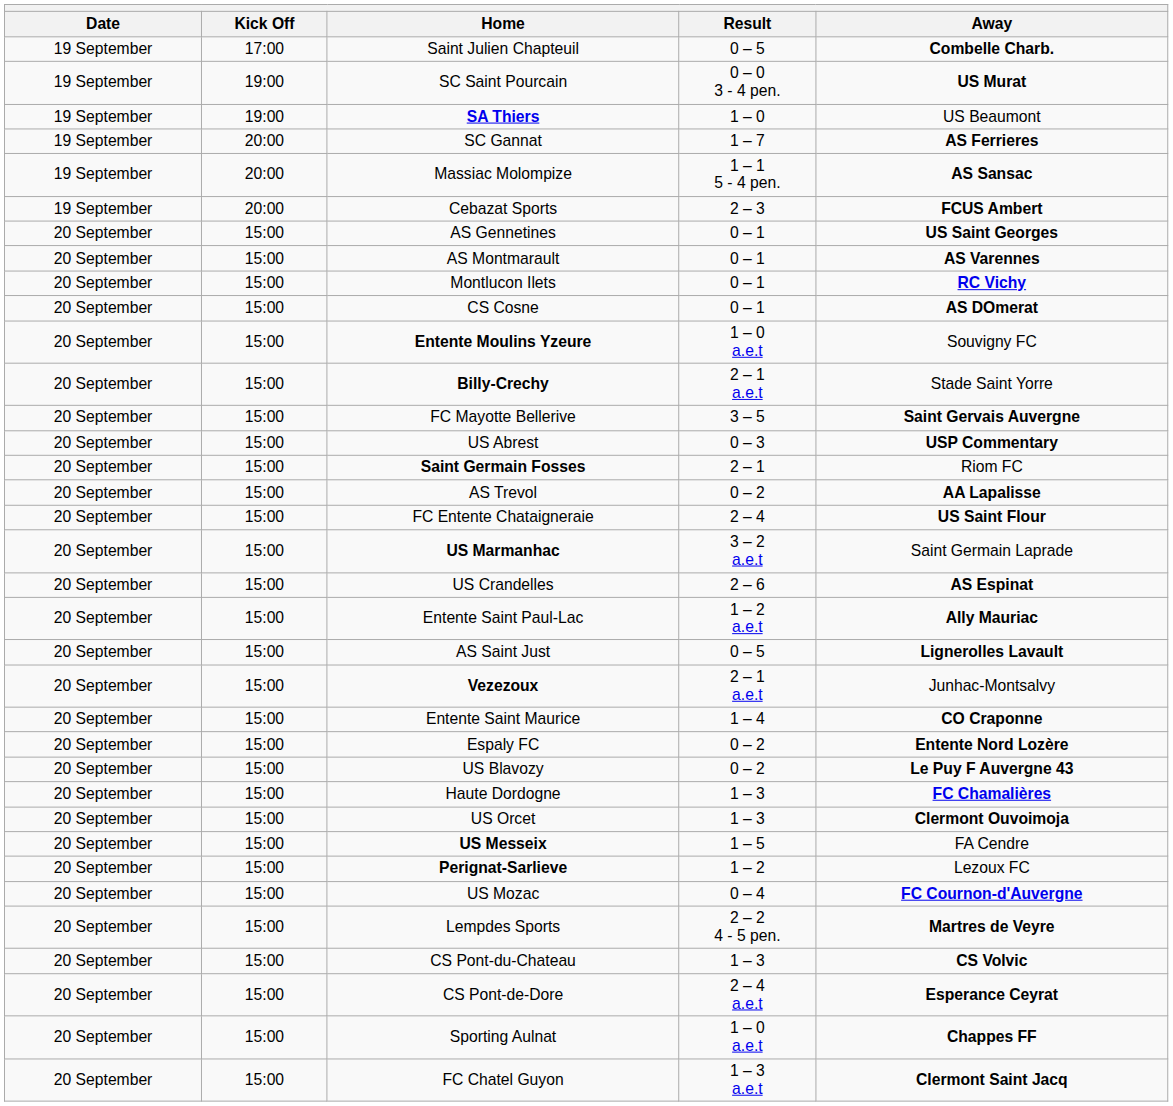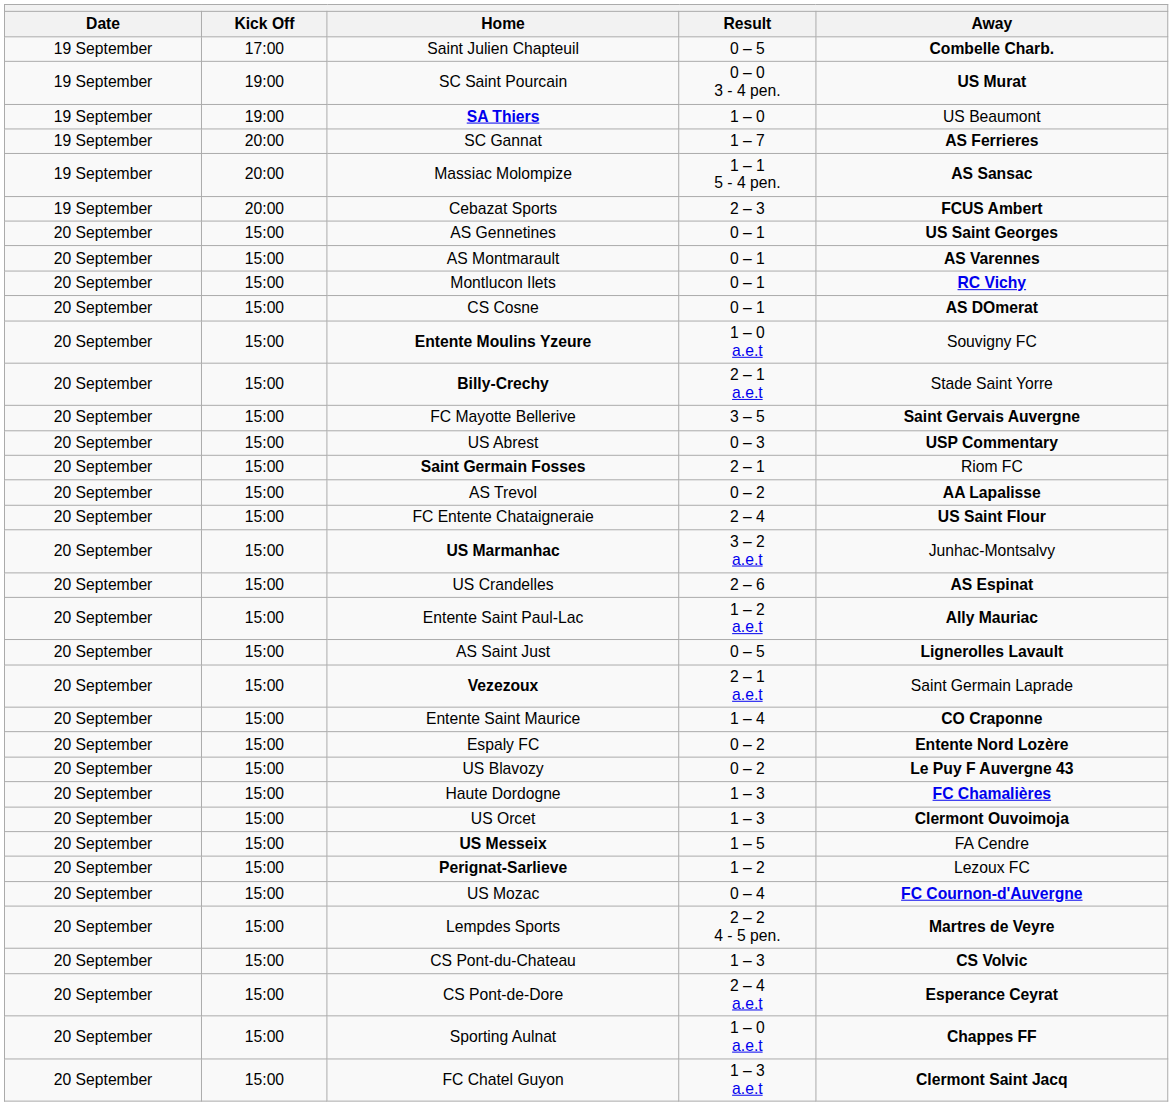(992, 551) Saint Germain Laprade -> (992, 551) Junhac-Montsalvy
(992, 685) Junhac-Montsalvy -> (992, 685) Saint Germain Laprade
